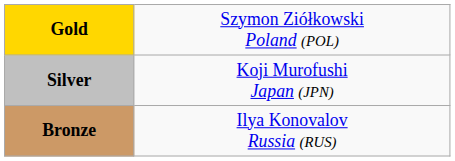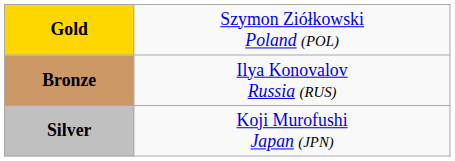rows swapped: (69, 79) <-> (69, 130)
